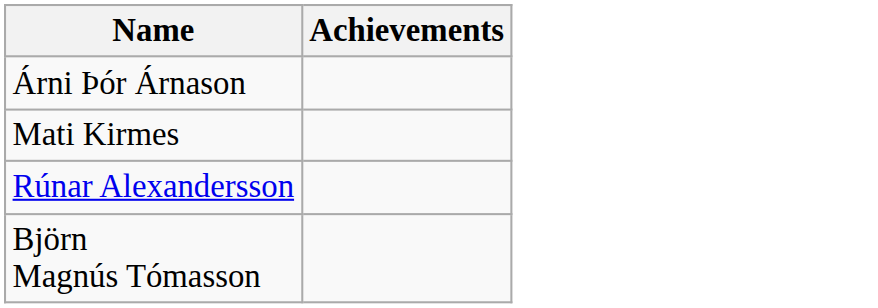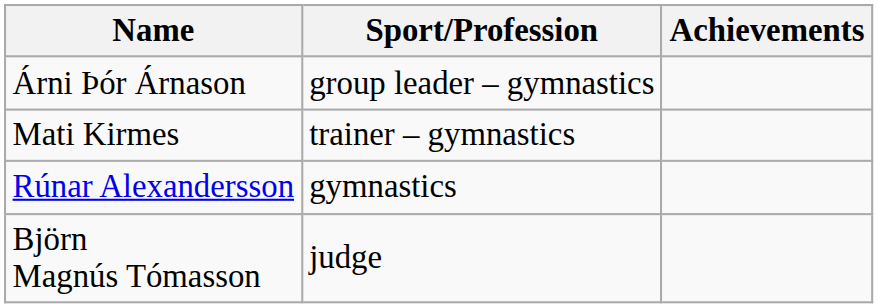+ column: (482, 30)
